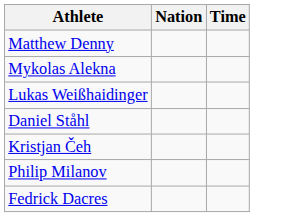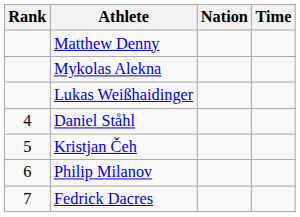+ column: (27, 17)
